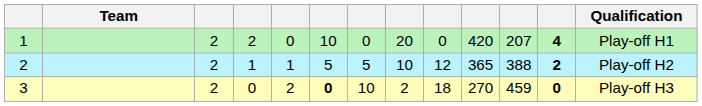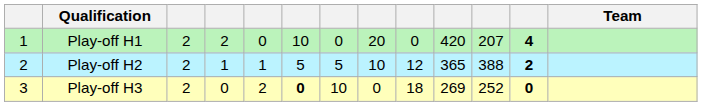columns swapped: (119, 16) <-> (636, 16)
(404, 88) 2 -> (377, 88) 0
(481, 88) 270 -> (453, 88) 269
(519, 88) 459 -> (491, 88) 252
